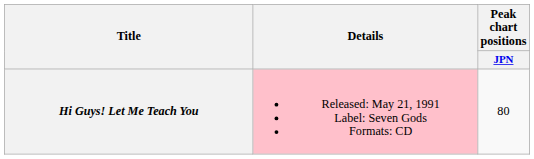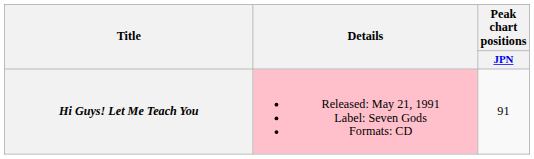(503, 111) 80 -> (503, 111) 91
